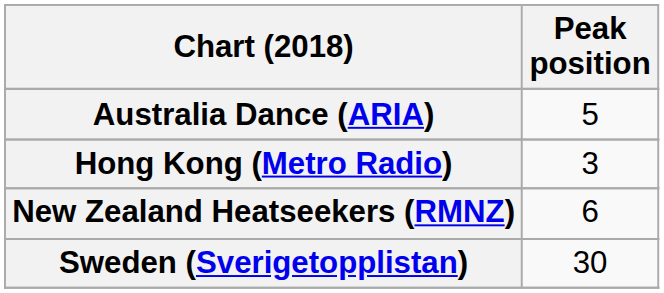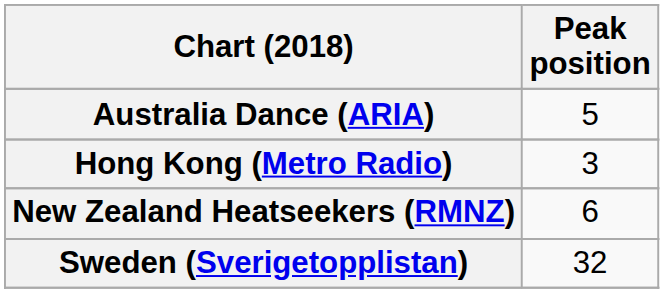(590, 262) 30 -> (590, 262) 32
